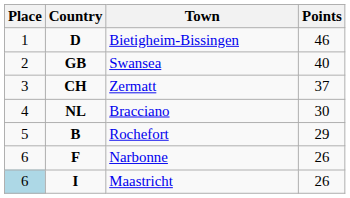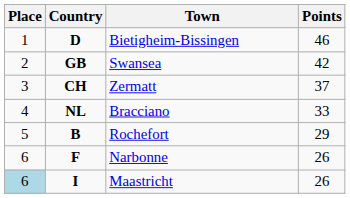(322, 63) 40 -> (322, 63) 42
(322, 110) 30 -> (322, 110) 33
